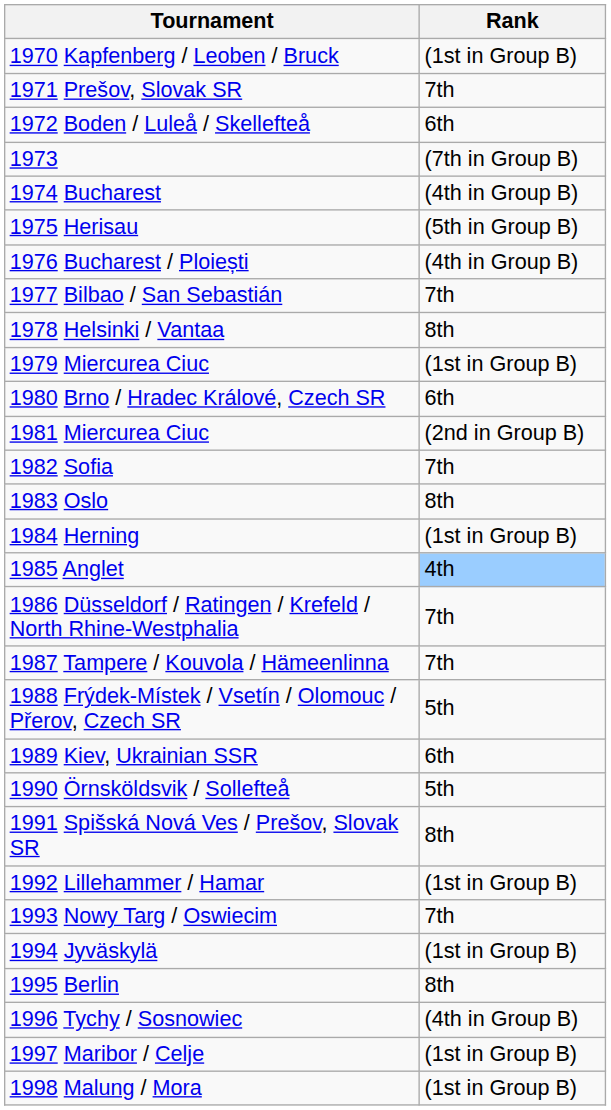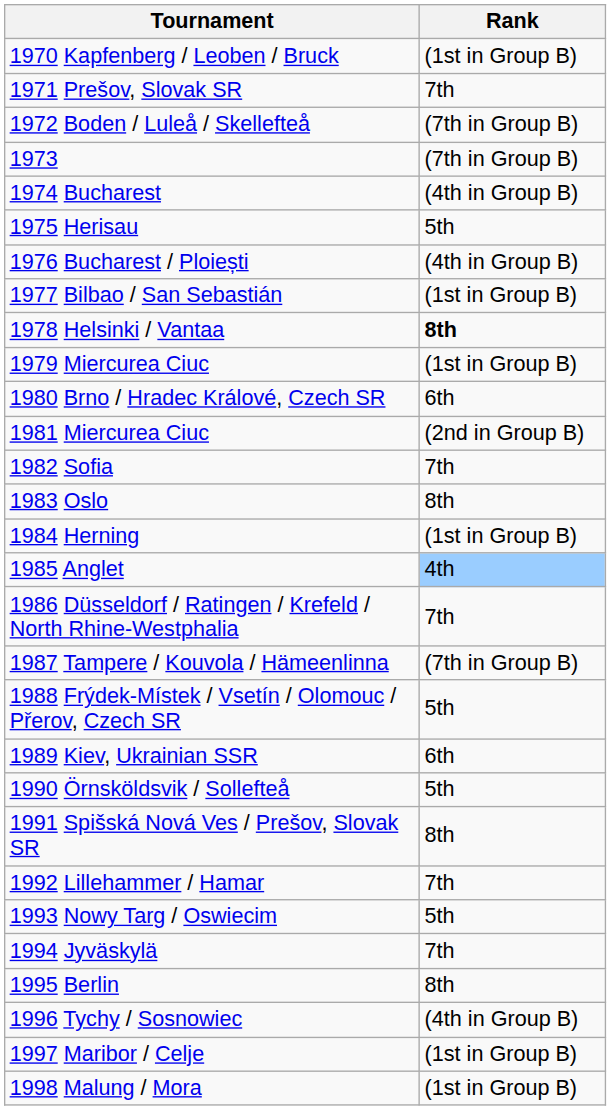(440, 124) 6th -> (501, 124) (7th in Group B)
(501, 227) (5th in Group B) -> (440, 227) 5th
(440, 295) 7th -> (501, 295) (1st in Group B)
(440, 329) normal -> (441, 329) bold
(440, 662) 7th -> (501, 662) (7th in Group B)
(501, 882) (1st in Group B) -> (440, 882) 7th
(440, 916) 7th -> (440, 916) 5th
(501, 950) (1st in Group B) -> (440, 950) 7th
